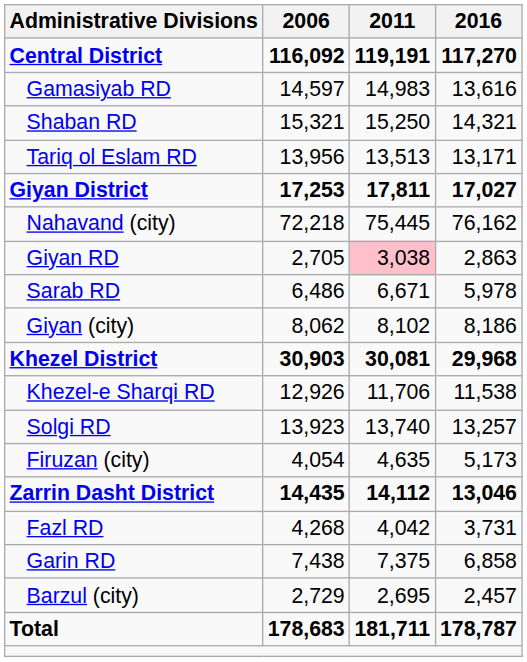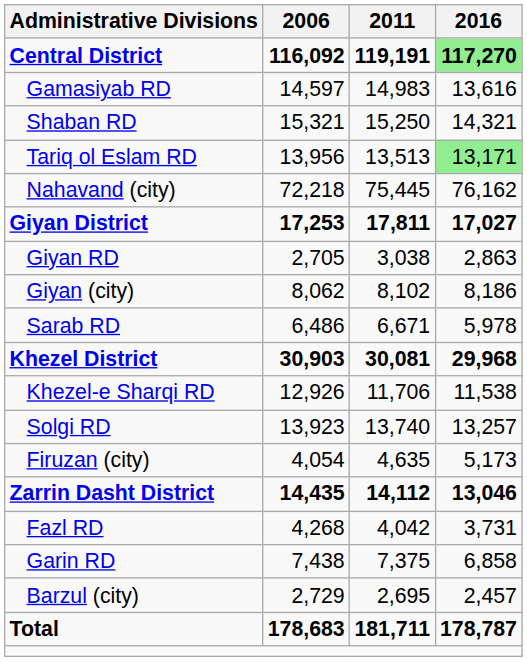(479, 55) no background -> (479, 55) lightgreen background
(484, 156) no background -> (484, 156) lightgreen background
rows swapped: (101, 223) <-> (79, 190)
(404, 257) pink background -> (404, 257) no background
rows swapped: (73, 291) <-> (80, 325)
